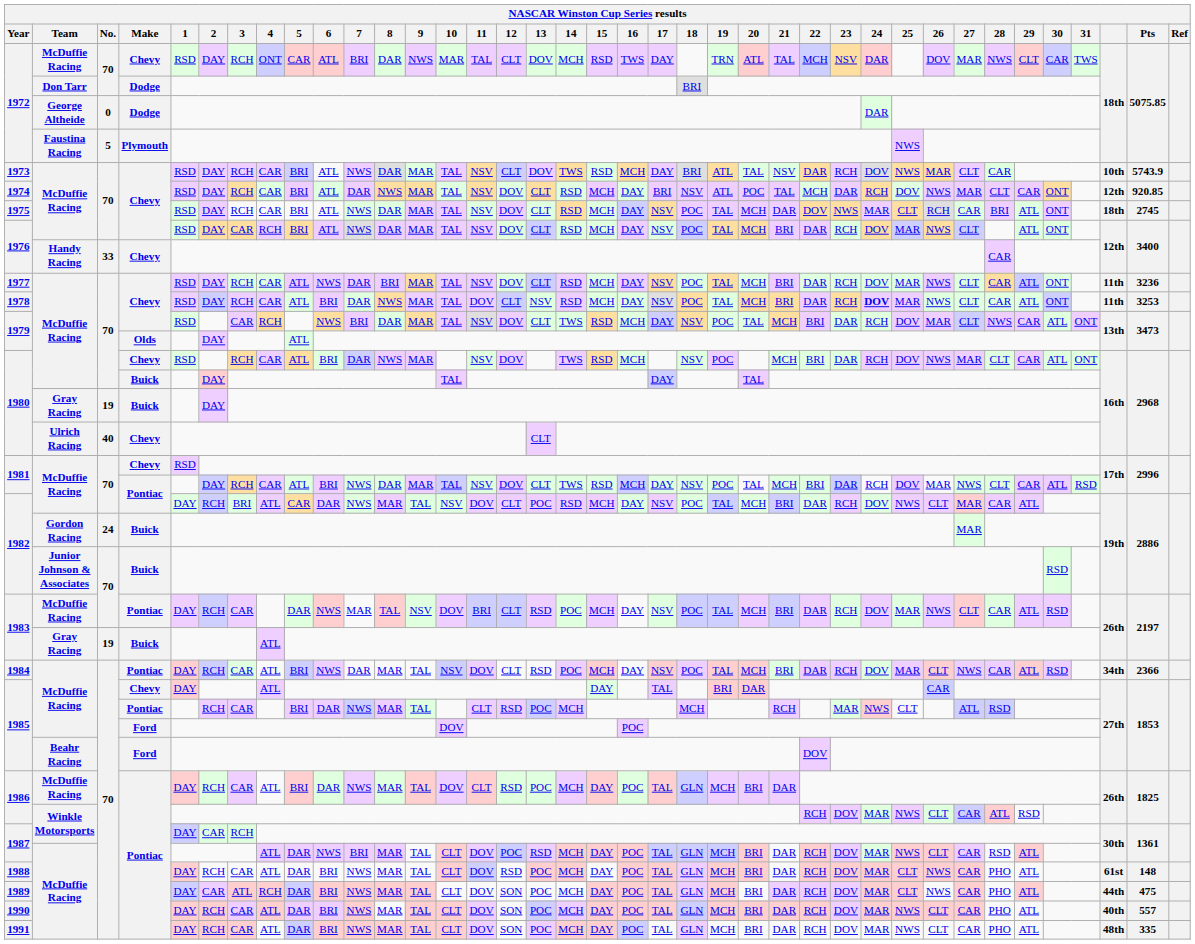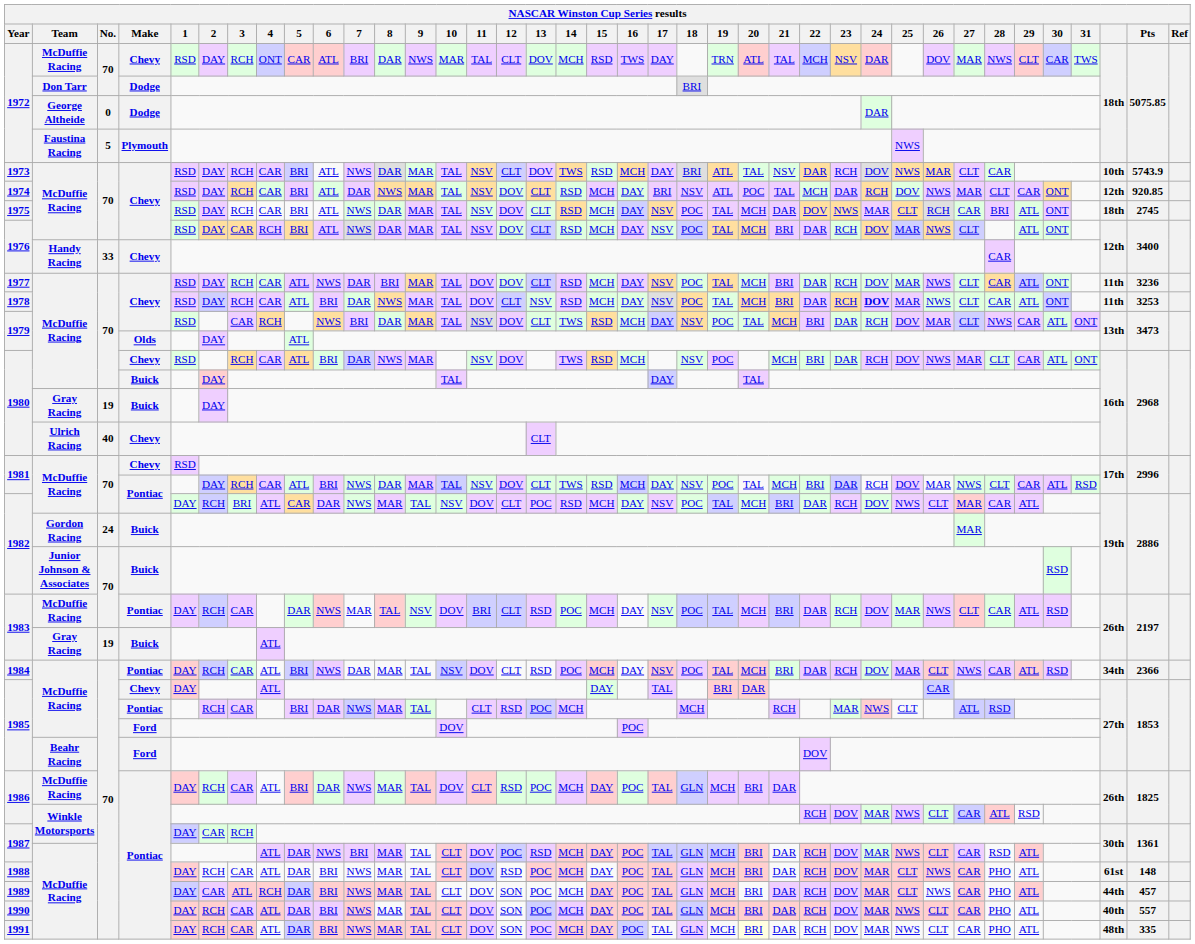(482, 282) NSV -> (482, 282) DOV
(1148, 891) 475 -> (1148, 891) 457
(753, 929) no background -> (753, 929) lightyellow background
